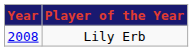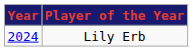(23, 36) 2008 -> (23, 36) 2024
